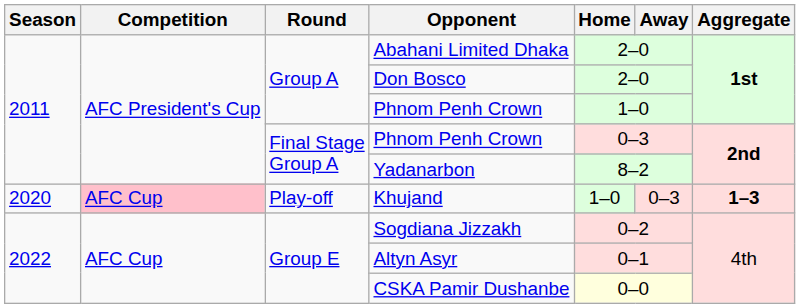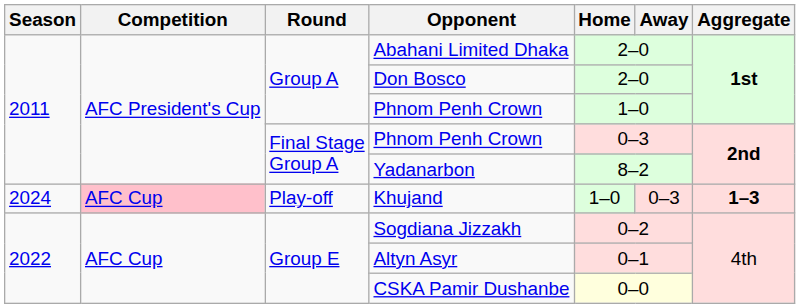(30, 199) 2020 -> (30, 199) 2024
